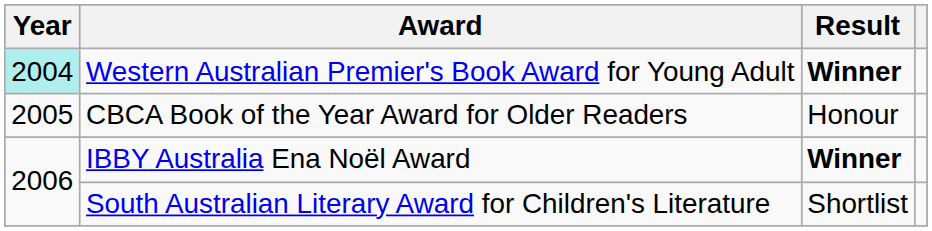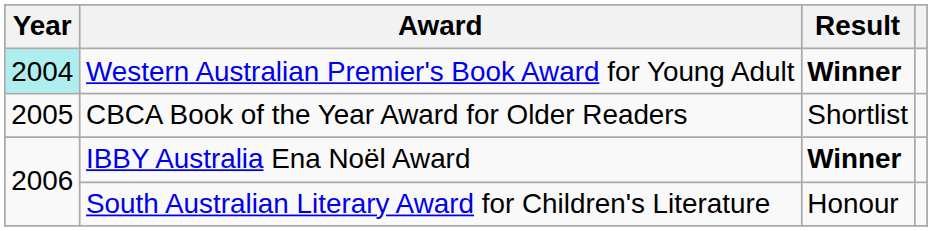(853, 114) Honour -> (858, 114) Shortlist
(858, 203) Shortlist -> (853, 203) Honour
